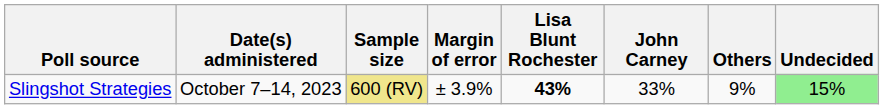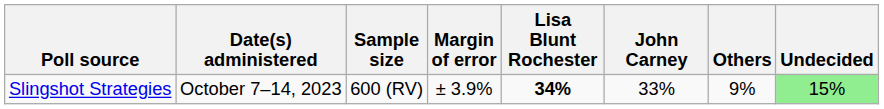(387, 89) khaki background -> (387, 89) no background
(553, 89) 43% -> (553, 89) 34%
